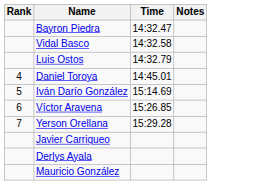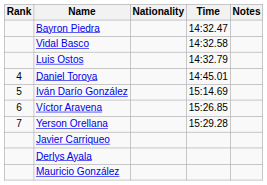+ column: (158, 12)
